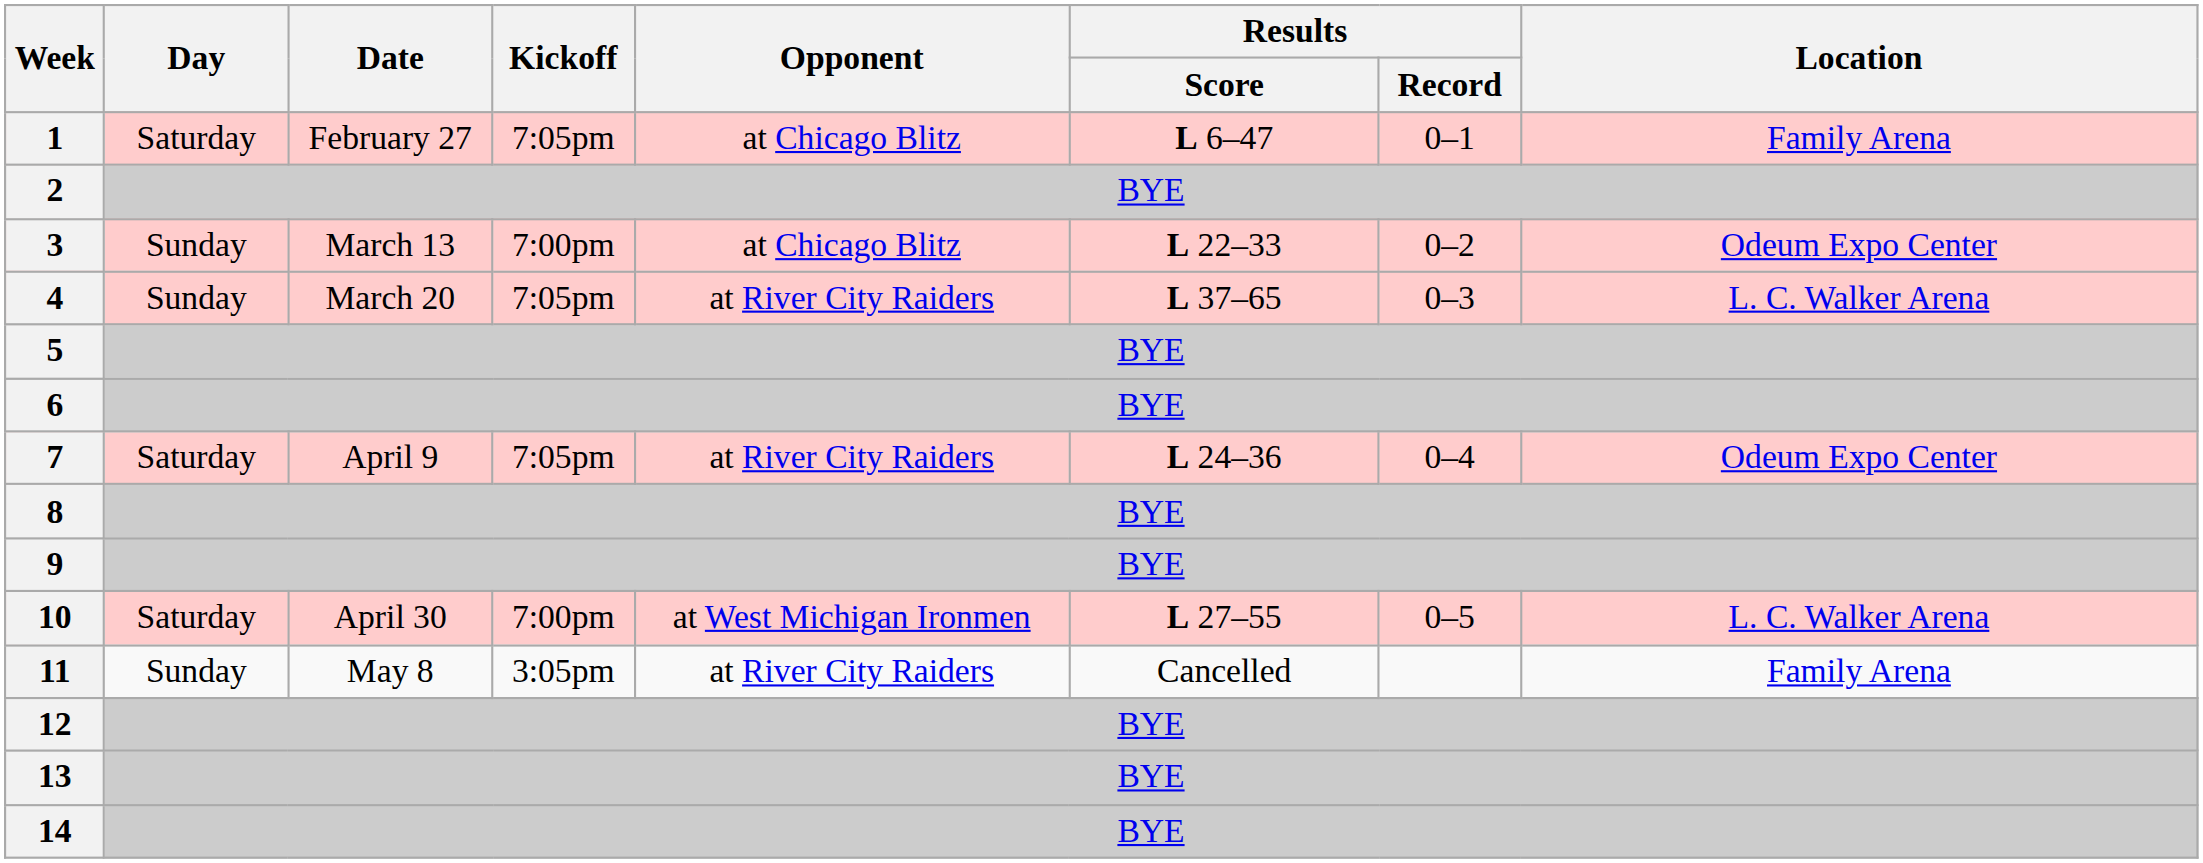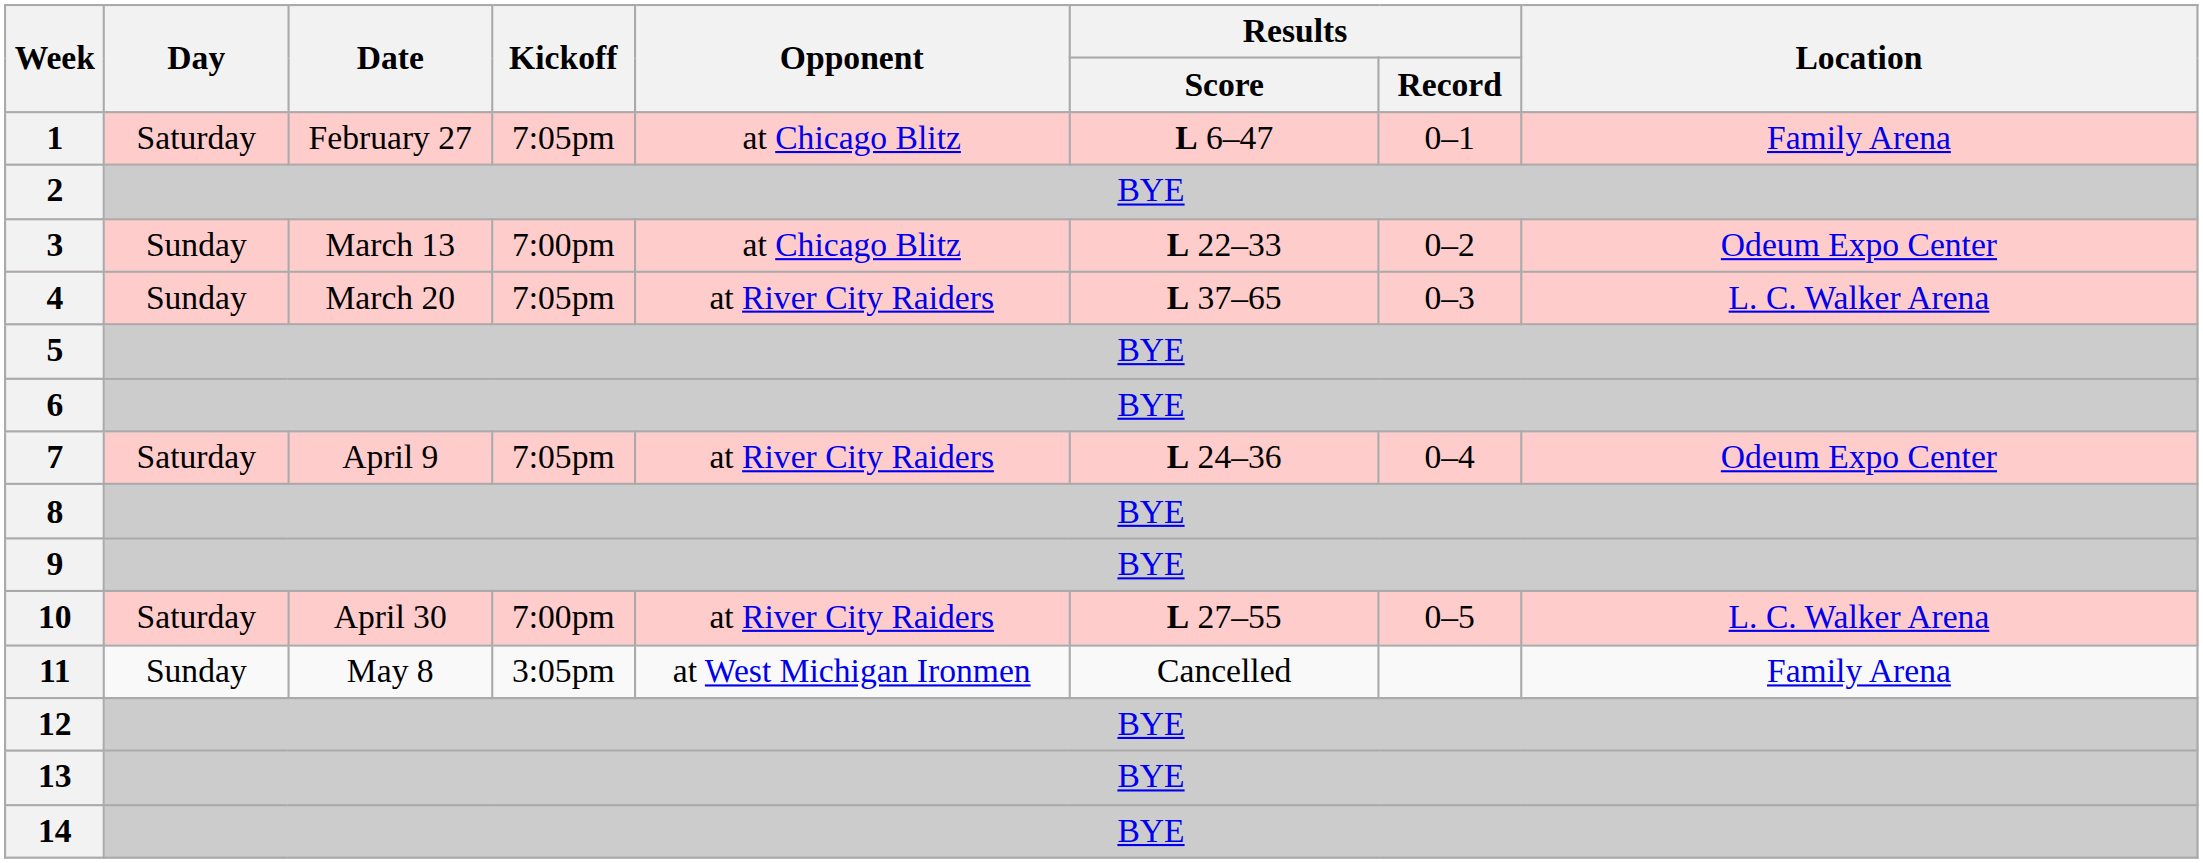(852, 617) at West Michigan Ironmen -> (852, 617) at River City Raiders
(852, 670) at River City Raiders -> (852, 670) at West Michigan Ironmen
